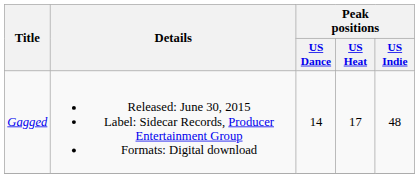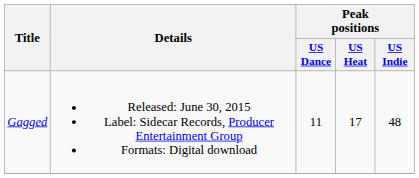(316, 122) 14 -> (316, 122) 11
